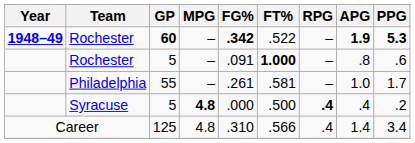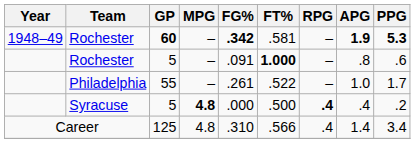(35, 38) bold -> (35, 38) normal
(282, 38) .522 -> (282, 38) .581
(282, 83) .581 -> (282, 83) .522
